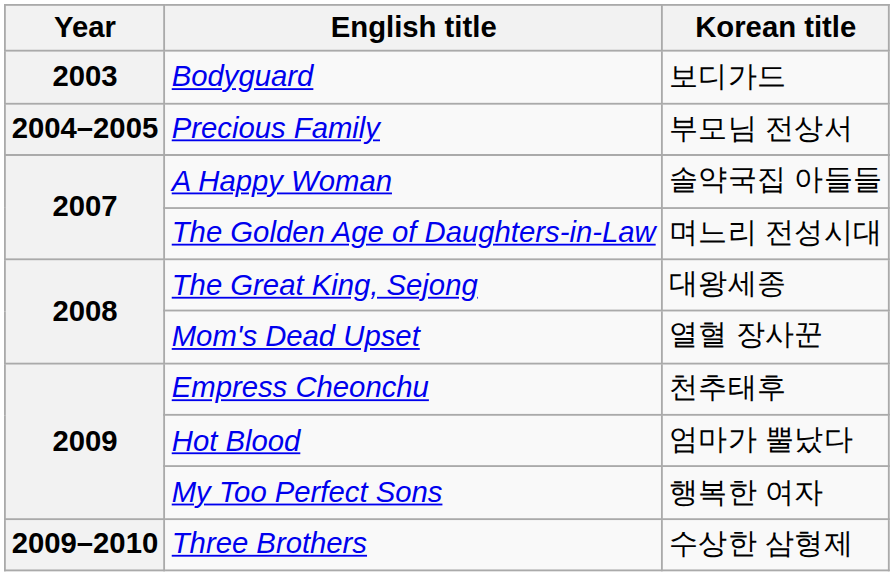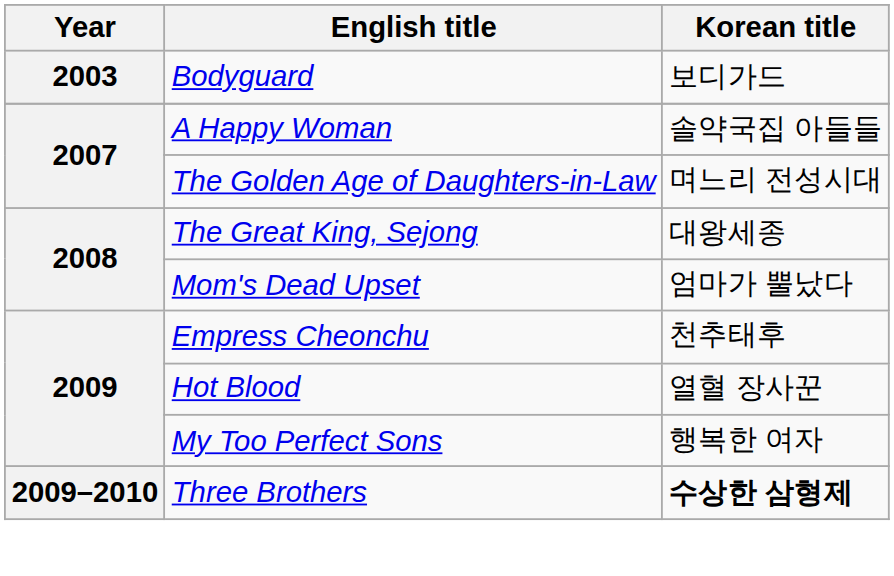- row: (276, 128)
(746, 335) 열혈 장사꾼 -> (761, 283) 엄마가 뿔났다
(761, 439) 엄마가 뿔났다 -> (746, 387) 열혈 장사꾼
(761, 543) normal -> (761, 491) bold
